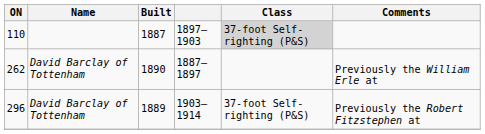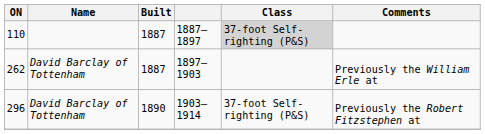(192, 35) 1897–1903 -> (192, 35) 1887–1897
(153, 69) 1890 -> (153, 69) 1887
(192, 69) 1887–1897 -> (192, 69) 1897–1903
(153, 109) 1889 -> (153, 109) 1890
